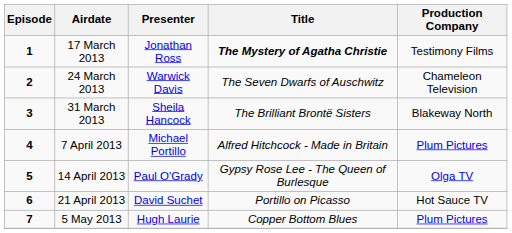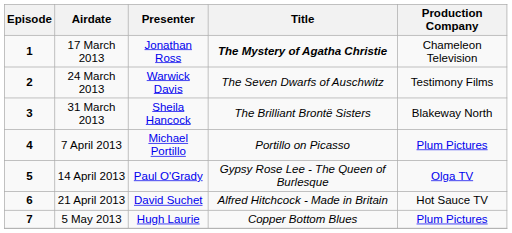(452, 51) Testimony Films -> (452, 51) Chameleon Television
(452, 82) Chameleon Television -> (452, 82) Testimony Films
(303, 145) Alfred Hitchcock - Made in Britain -> (303, 145) Portillo on Picasso
(303, 201) Portillo on Picasso -> (303, 201) Alfred Hitchcock - Made in Britain
